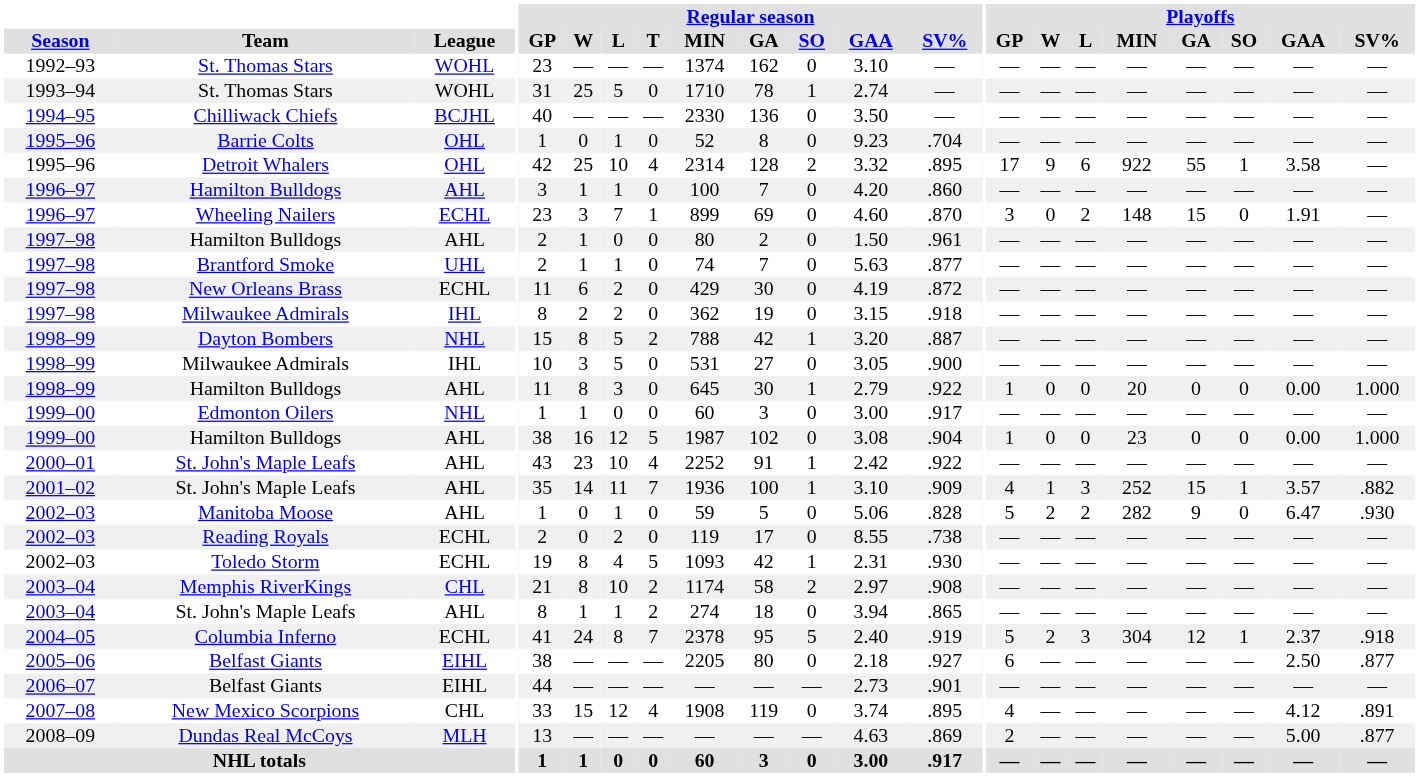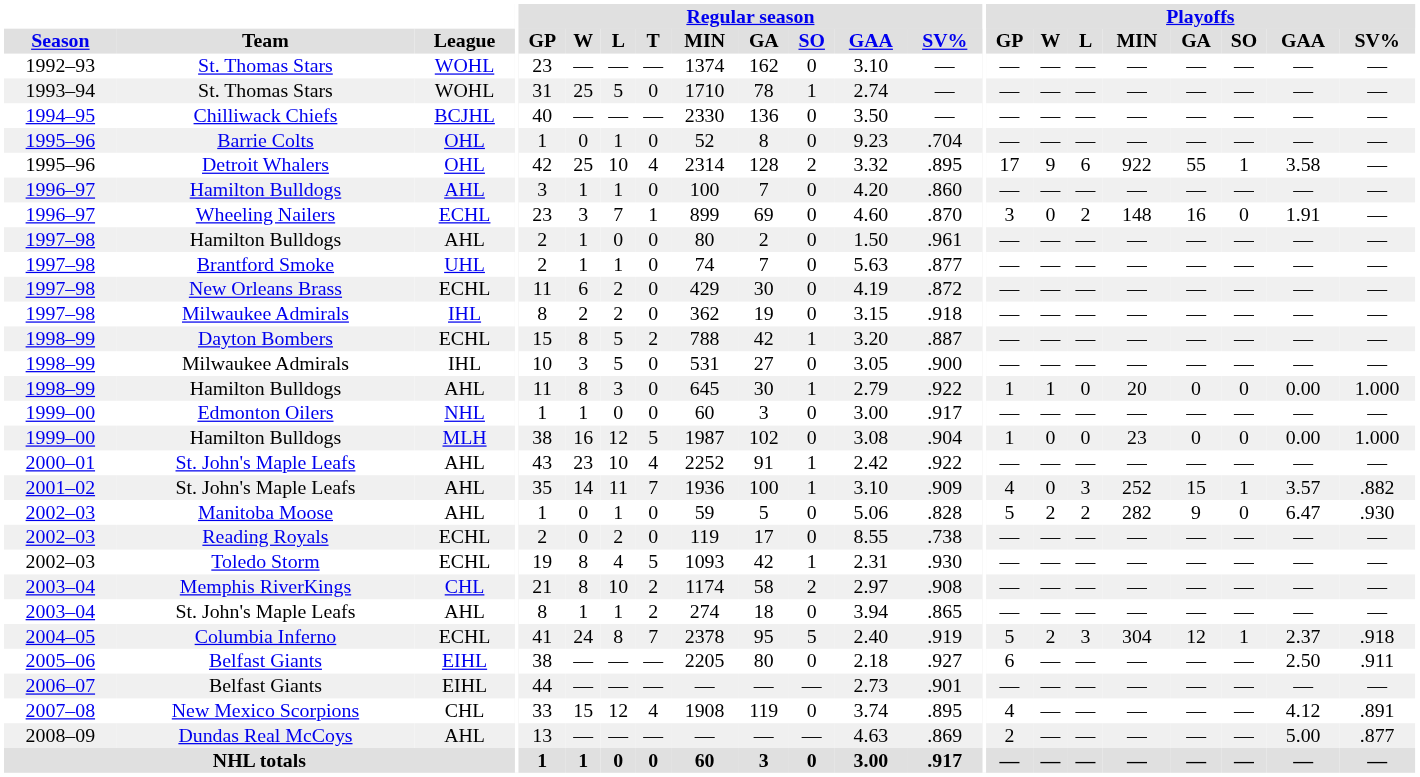(1196, 214) 15 -> (1196, 214) 16
(465, 338) NHL -> (465, 338) ECHL
(1051, 388) 0 -> (1051, 388) 1
(465, 437) AHL -> (465, 437) MLH
(1051, 487) 1 -> (1051, 487) 0
(1377, 661) .877 -> (1377, 661) .911
(465, 735) MLH -> (465, 735) AHL
